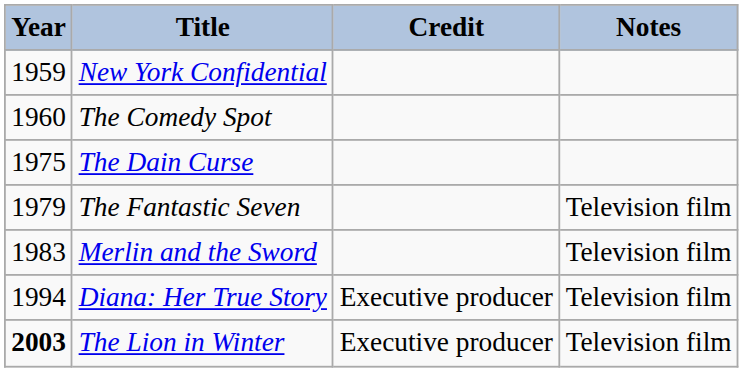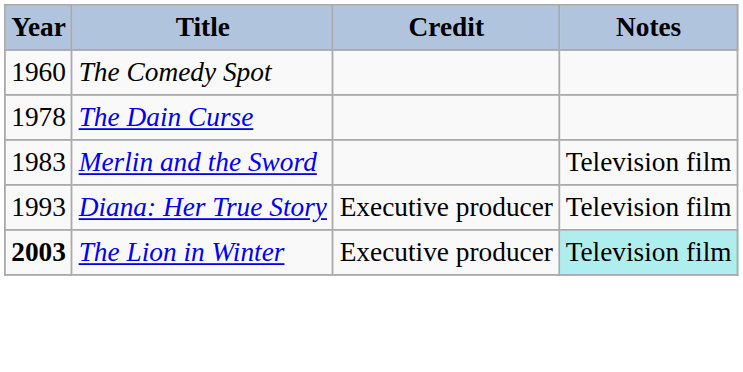- row: (203, 72)
(39, 162) 1975 -> (39, 117) 1978
- row: (189, 207)
(39, 297) 1994 -> (39, 207) 1993
(649, 343) no background -> (649, 252) paleturquoise background
